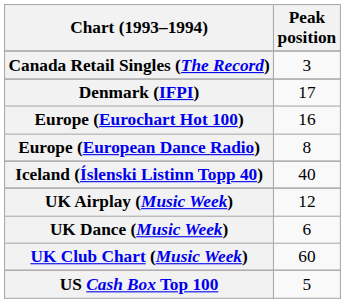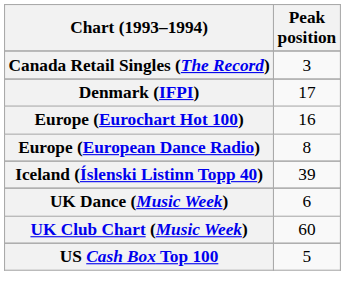(307, 174) 40 -> (307, 174) 39
- row: (139, 202)
